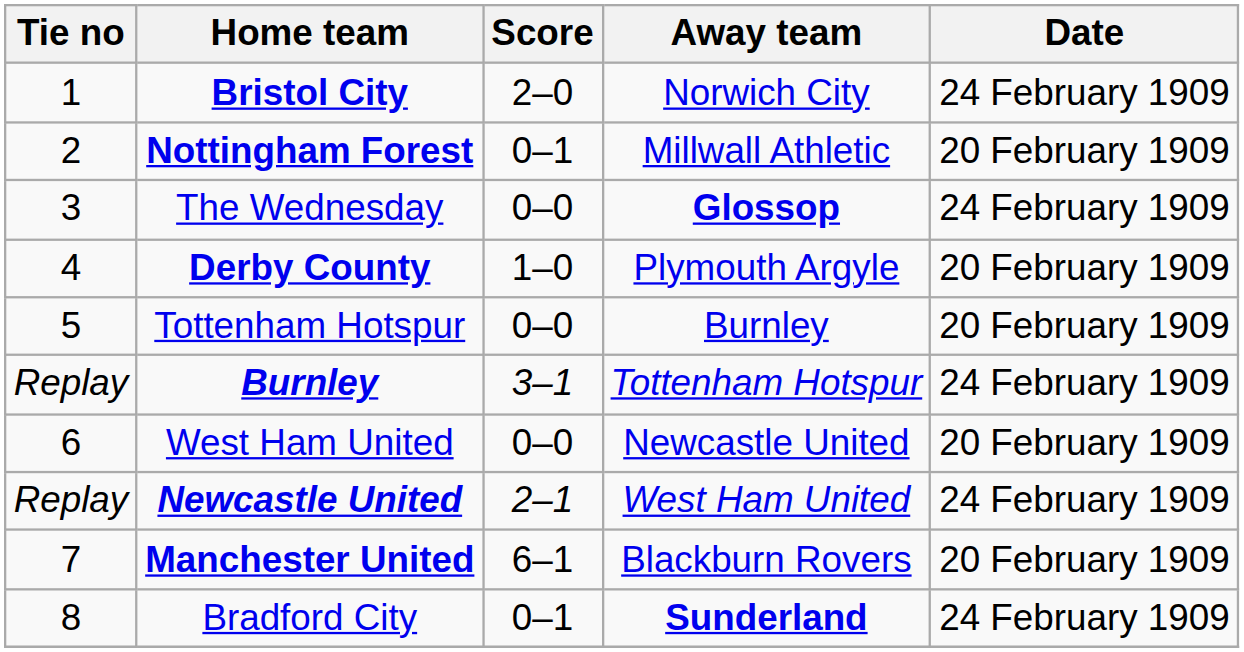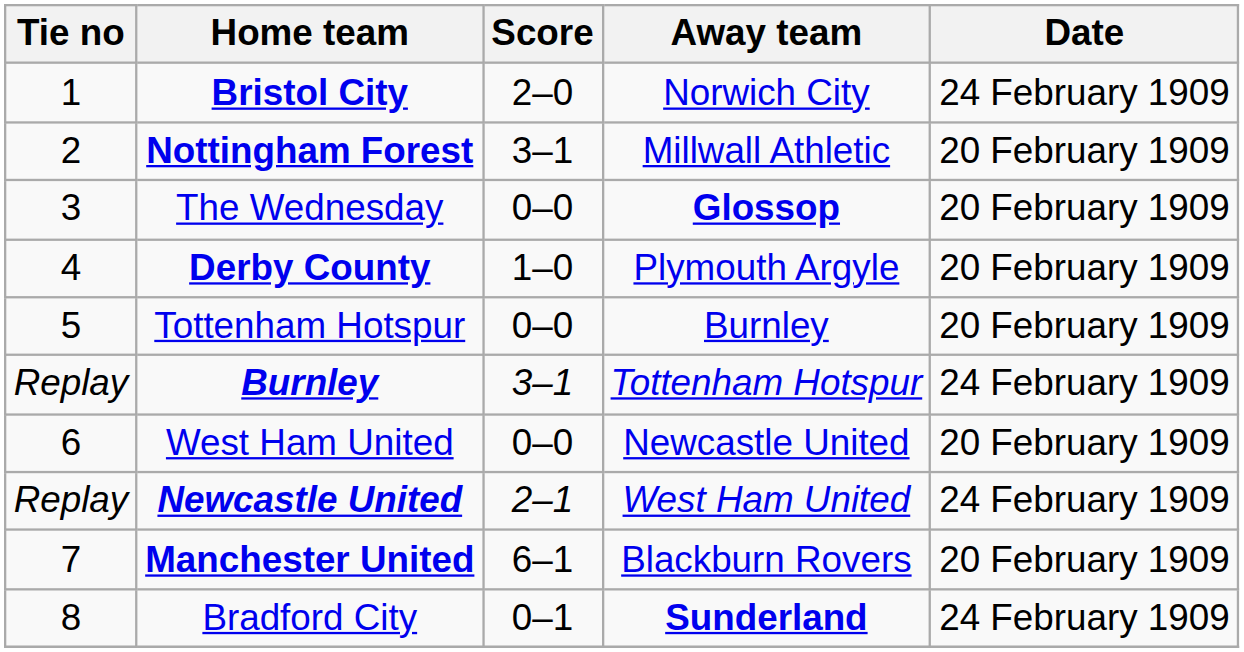(542, 150) 0–1 -> (542, 150) 3–1
(1084, 208) 24 February 1909 -> (1084, 208) 20 February 1909
